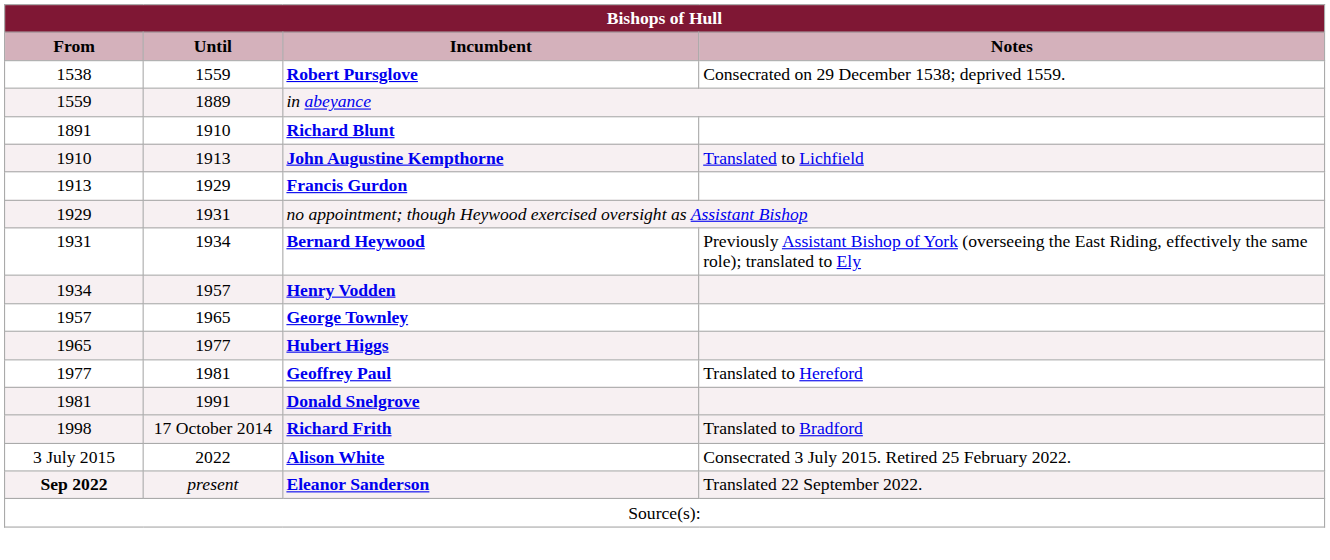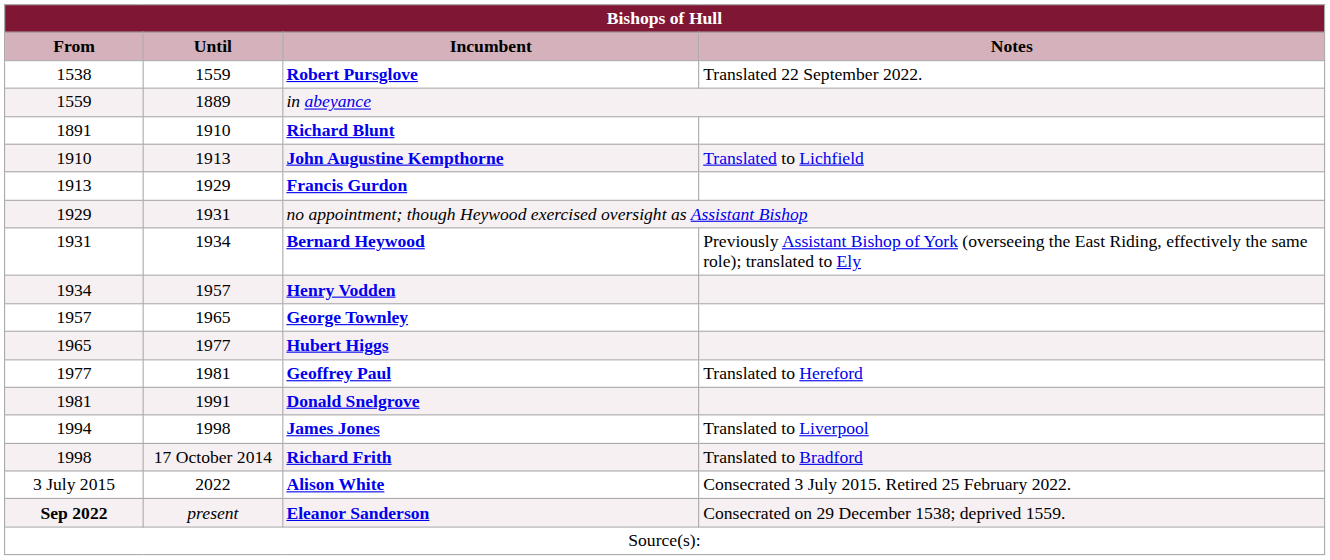(884, 74) Consecrated on 29 December 1538; deprived 1559. -> (813, 74) Translated 22 September 2022.
+ row: (333, 429)
(813, 484) Translated 22 September 2022. -> (884, 512) Consecrated on 29 December 1538; deprived 1559.
